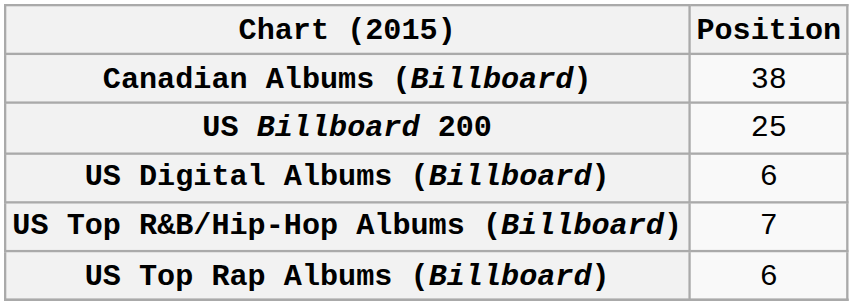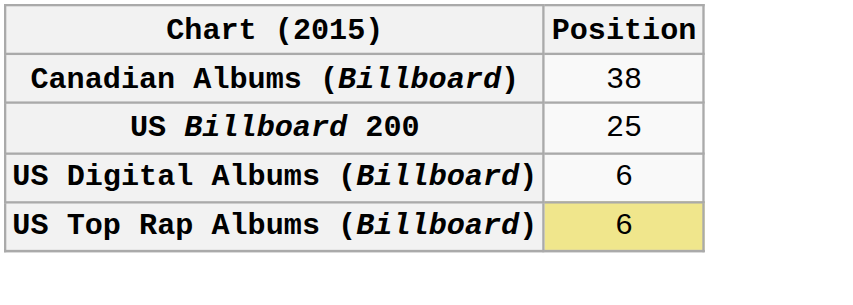- row: (347, 226)
(769, 276) no background -> (624, 226) khaki background
